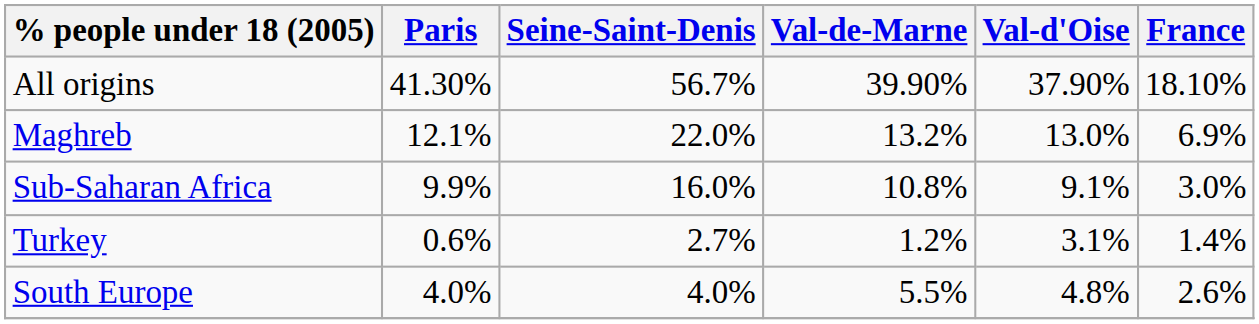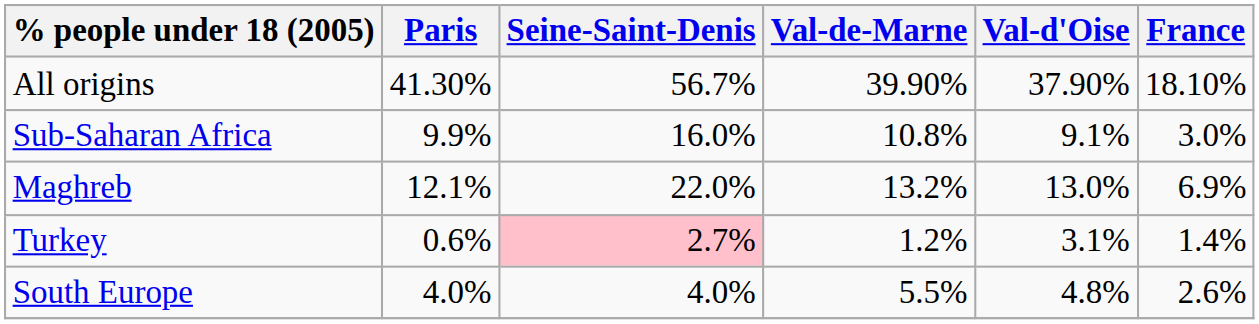rows swapped: (72, 135) <-> (142, 187)
(721, 239) no background -> (721, 239) pink background
